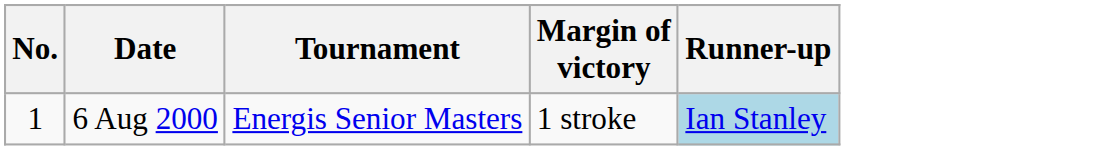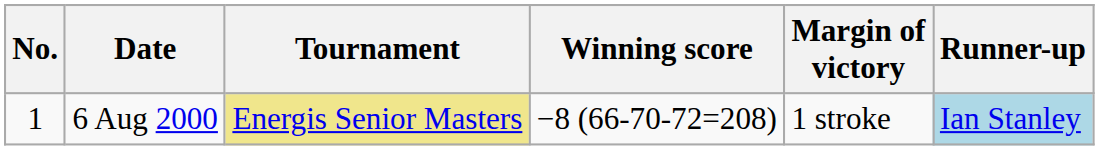+ column: (657, 48)
(377, 118) no background -> (377, 118) khaki background
